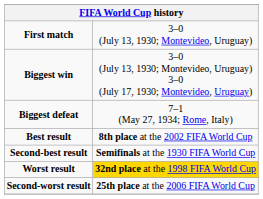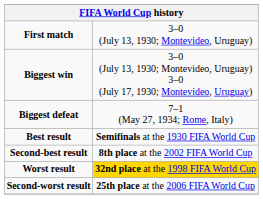(176, 137) 8th place at the 2002 FIFA World Cup -> (176, 137) Semifinals at the 1930 FIFA World Cup
(176, 153) Semifinals at the 1930 FIFA World Cup -> (176, 153) 8th place at the 2002 FIFA World Cup
